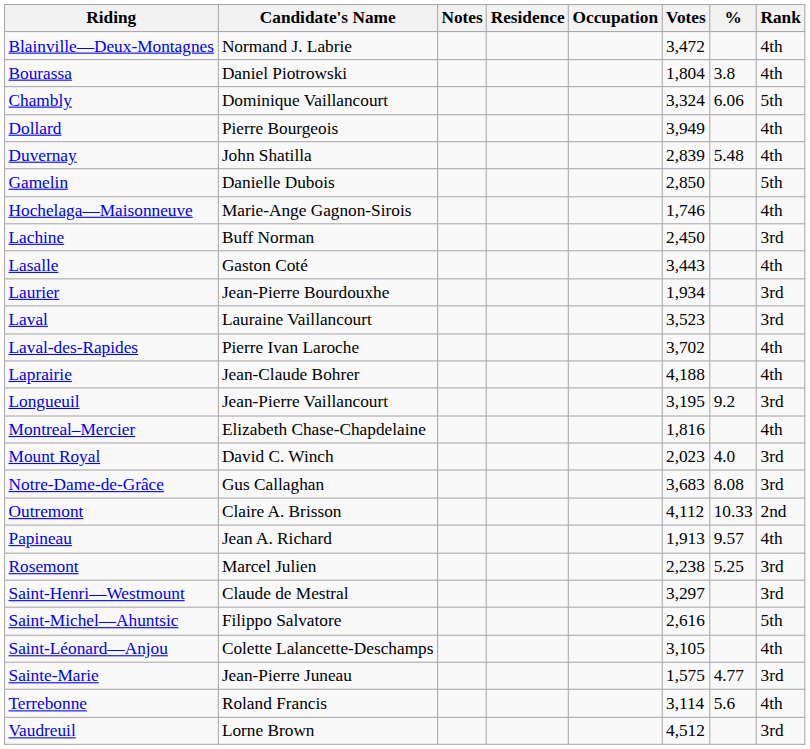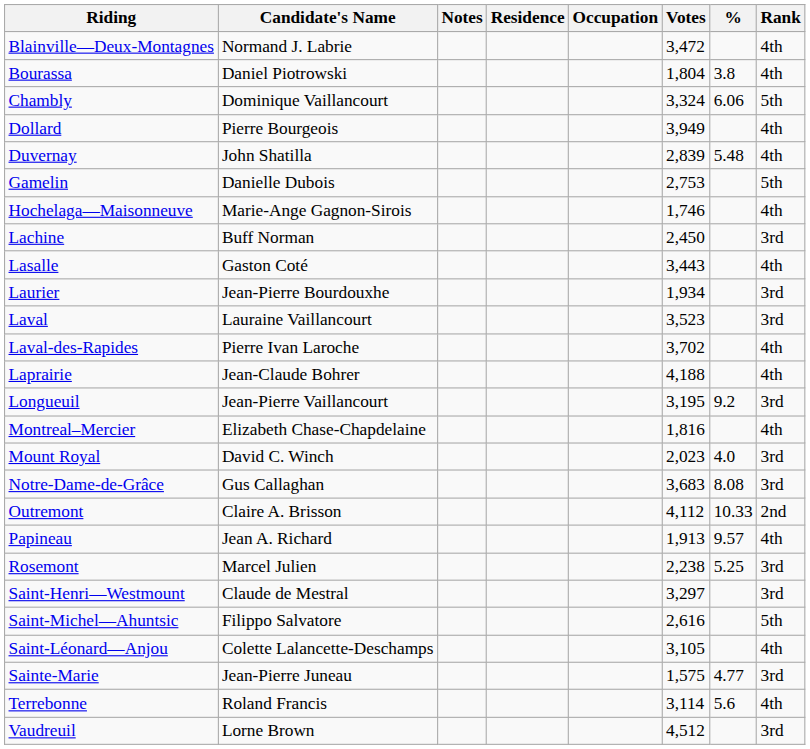(685, 182) 2,850 -> (685, 182) 2,753
